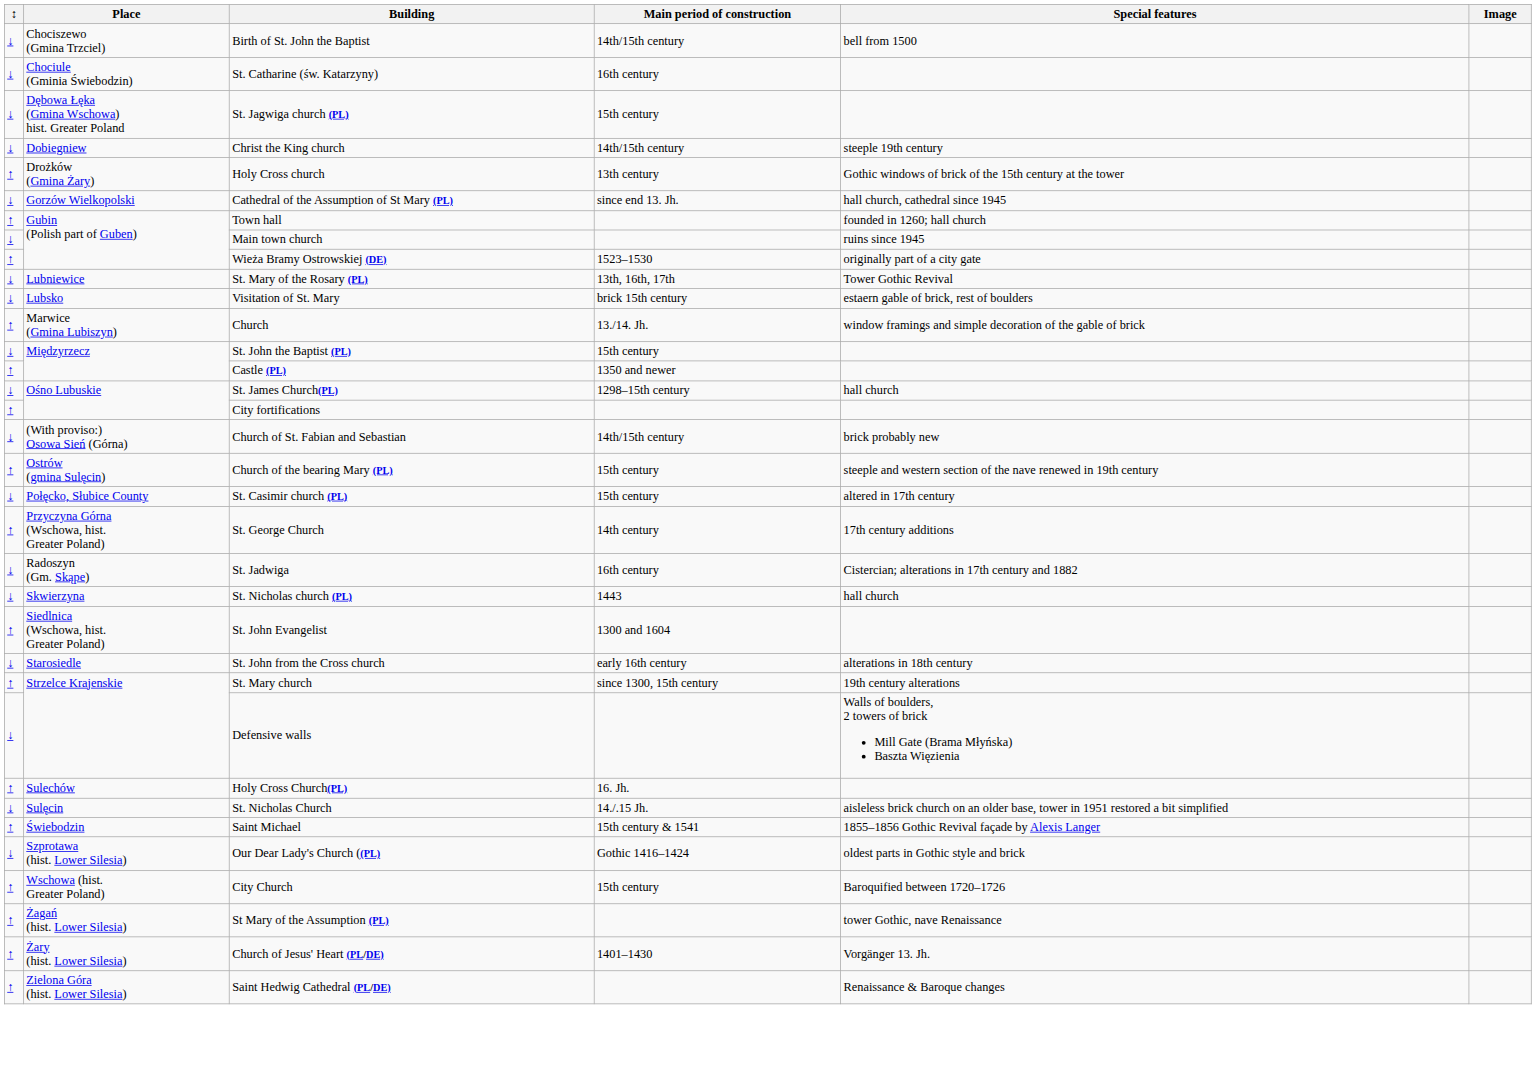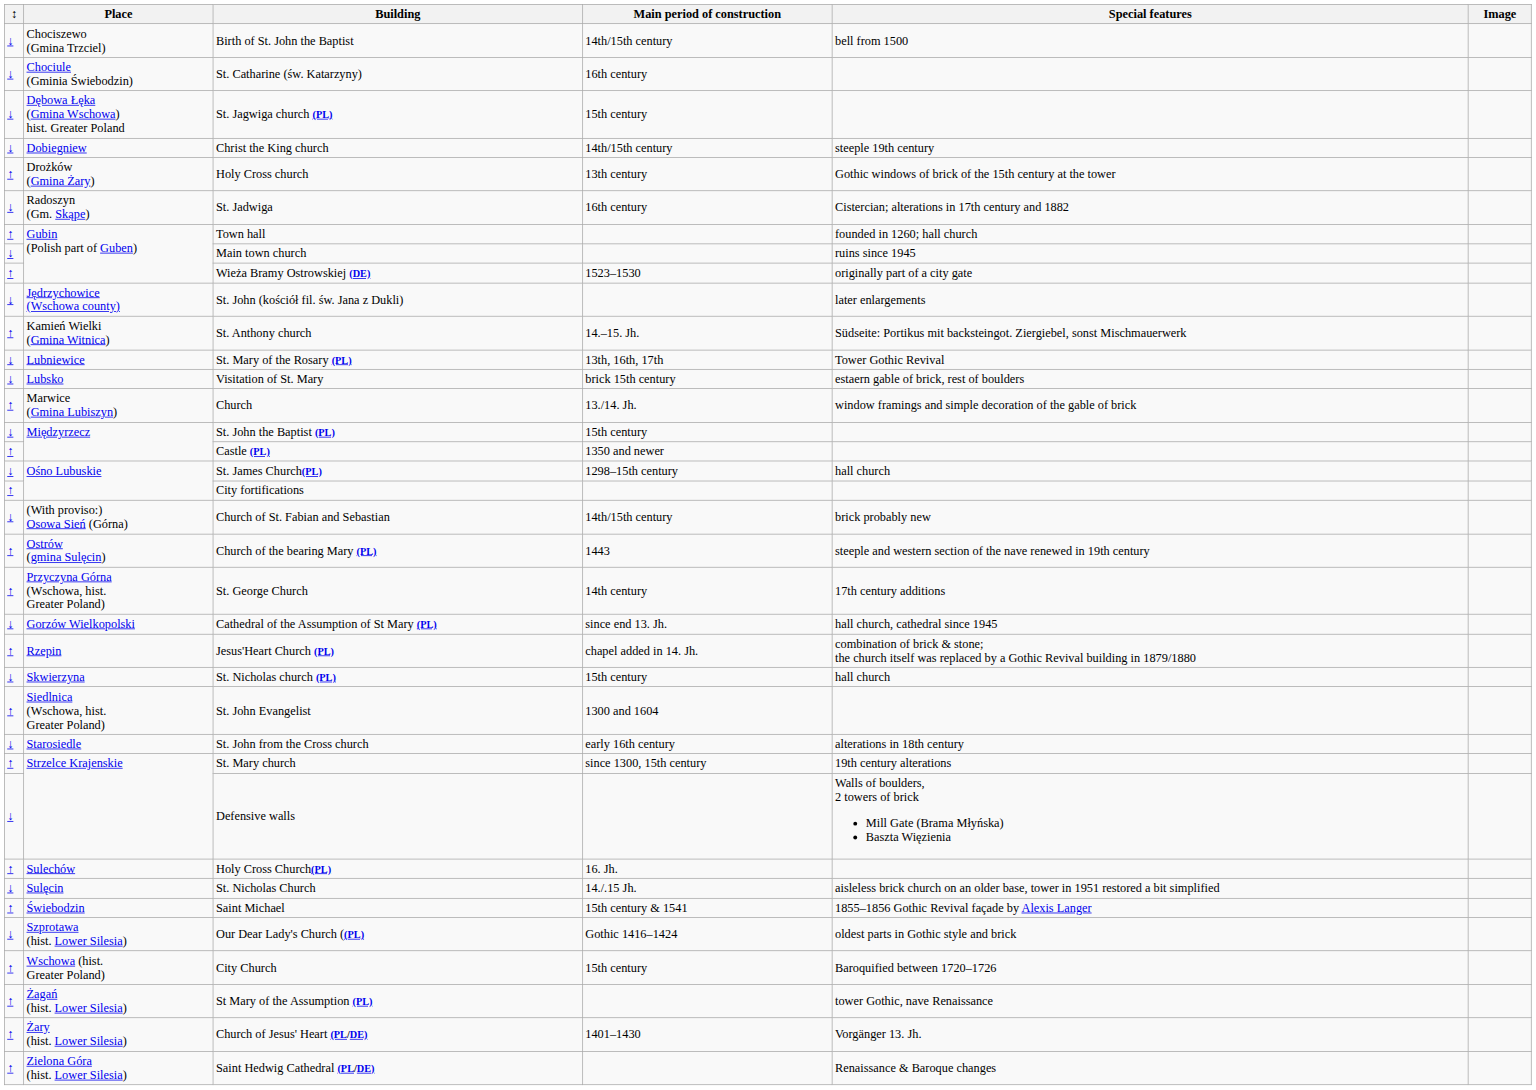rows swapped: (343, 200) <-> (261, 570)
+ row: (310, 299)
+ row: (264, 333)
(628, 469) 15th century -> (598, 550) 1443
- row: (290, 496)
+ row: (275, 650)
(609, 596) 1443 -> (616, 677) 15th century
